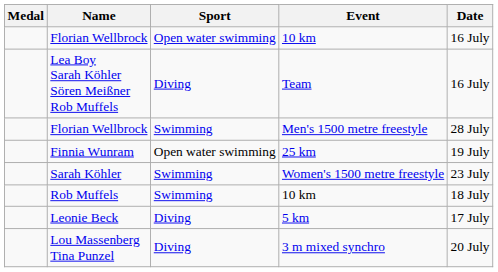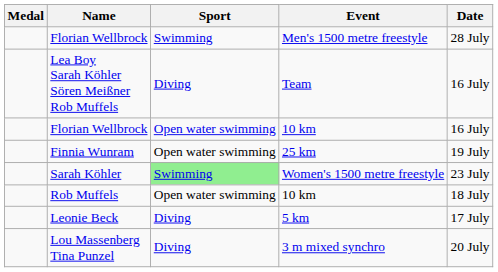rows swapped: (99, 38) <-> (99, 129)
(183, 173) no background -> (183, 173) lightgreen background
(183, 195) Swimming -> (215, 195) Open water swimming
